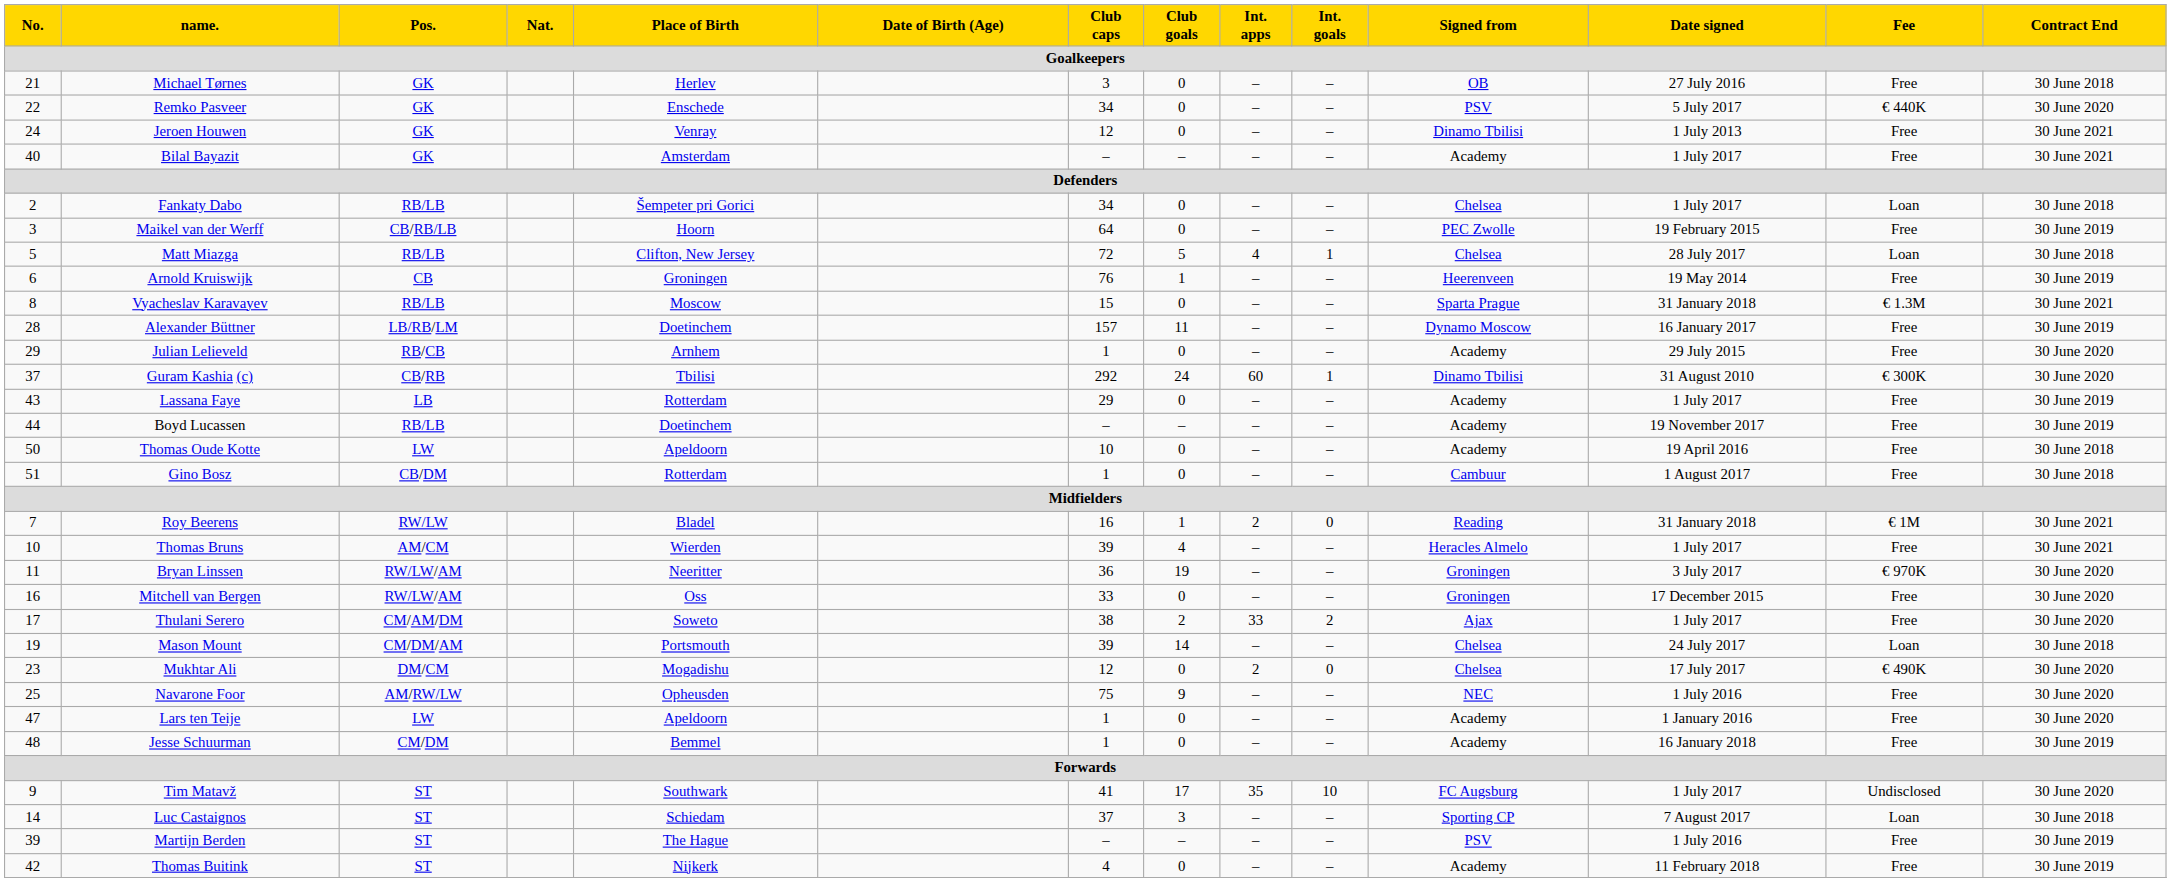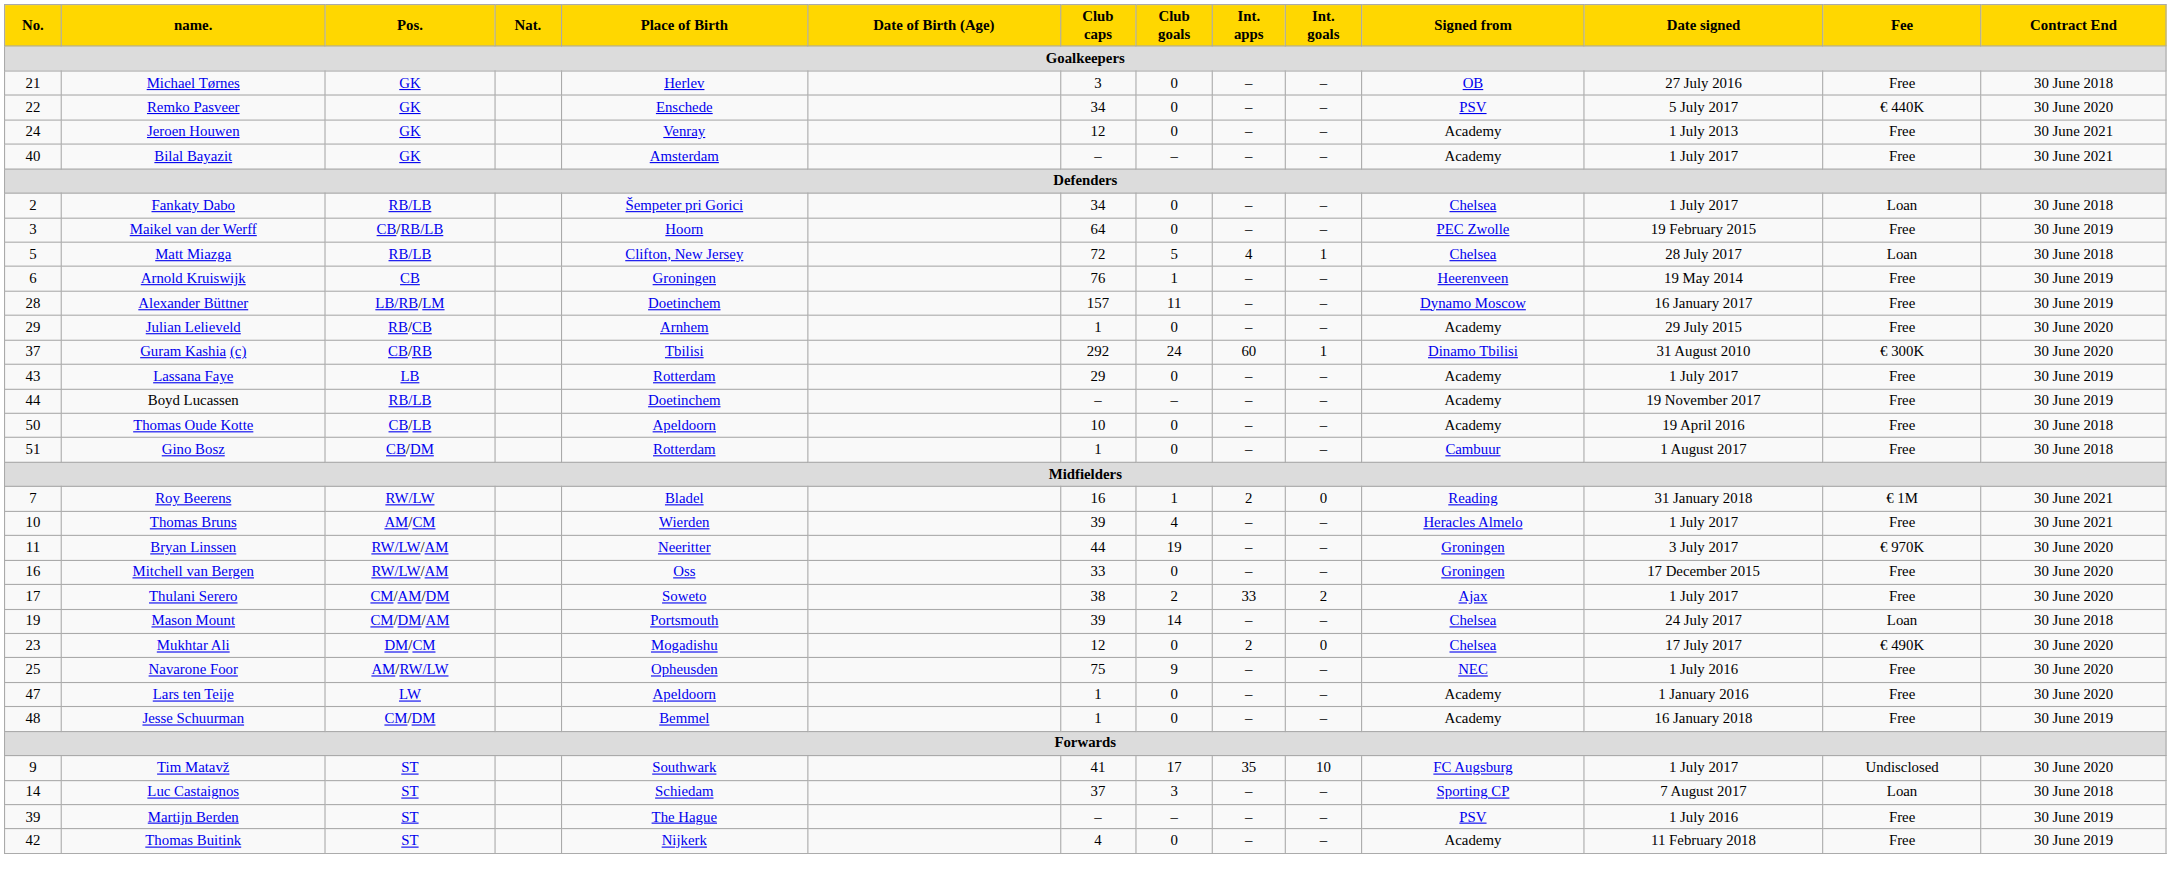(1478, 131) Dinamo Tbilisi -> (1473, 131) Academy
- row: (200, 302)
(423, 449) LW -> (410, 425) CB/LB
(1106, 571) 36 -> (1098, 547) 44
